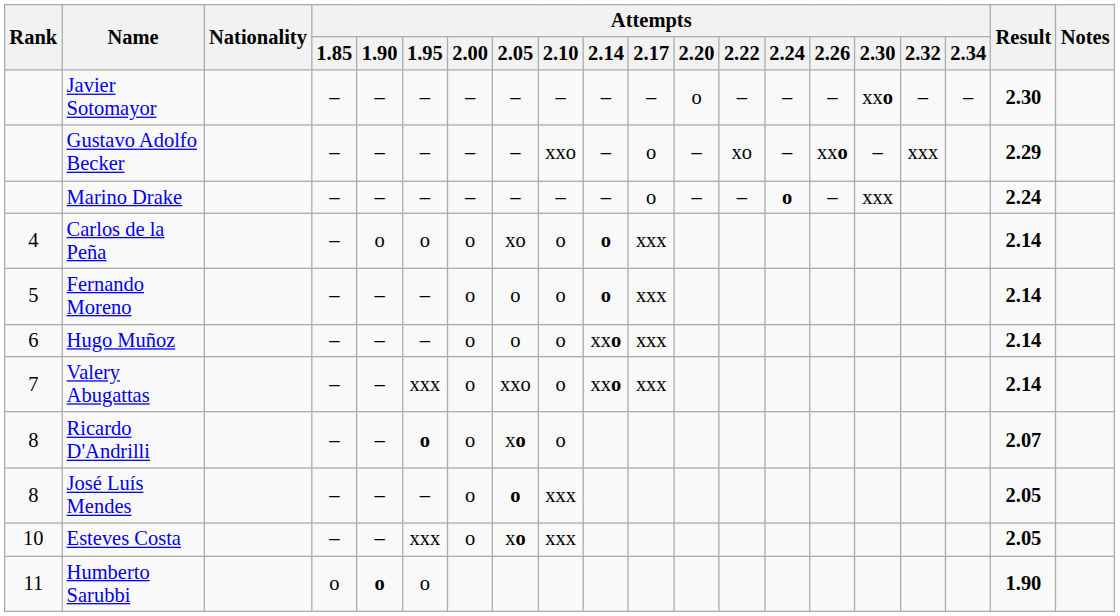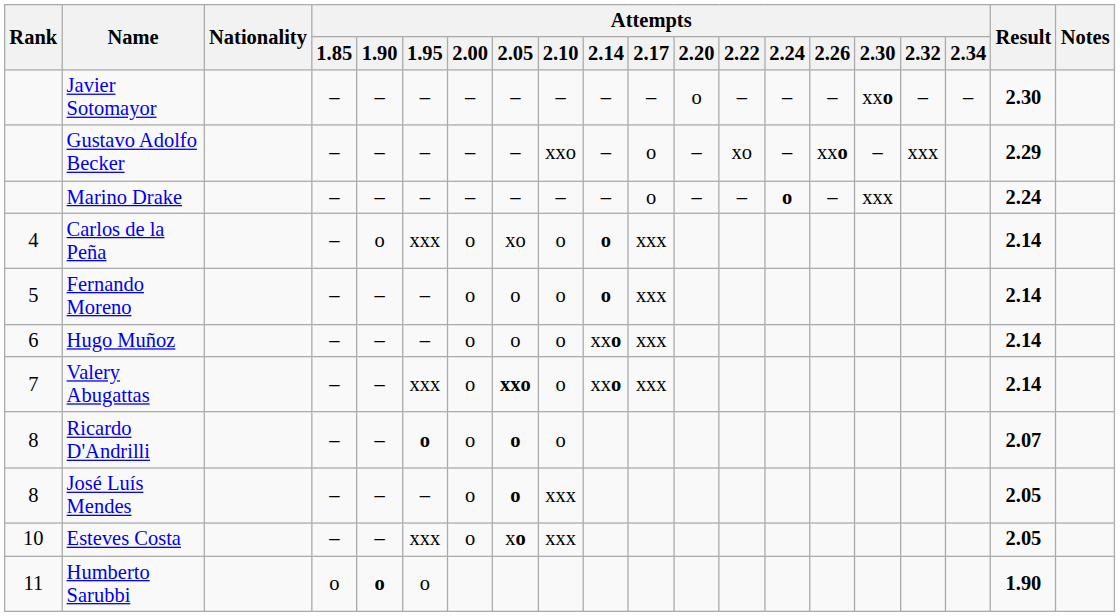(425, 240) o -> (425, 240) xxx
(515, 384) normal -> (515, 384) bold
(515, 439) xo -> (515, 439) o
